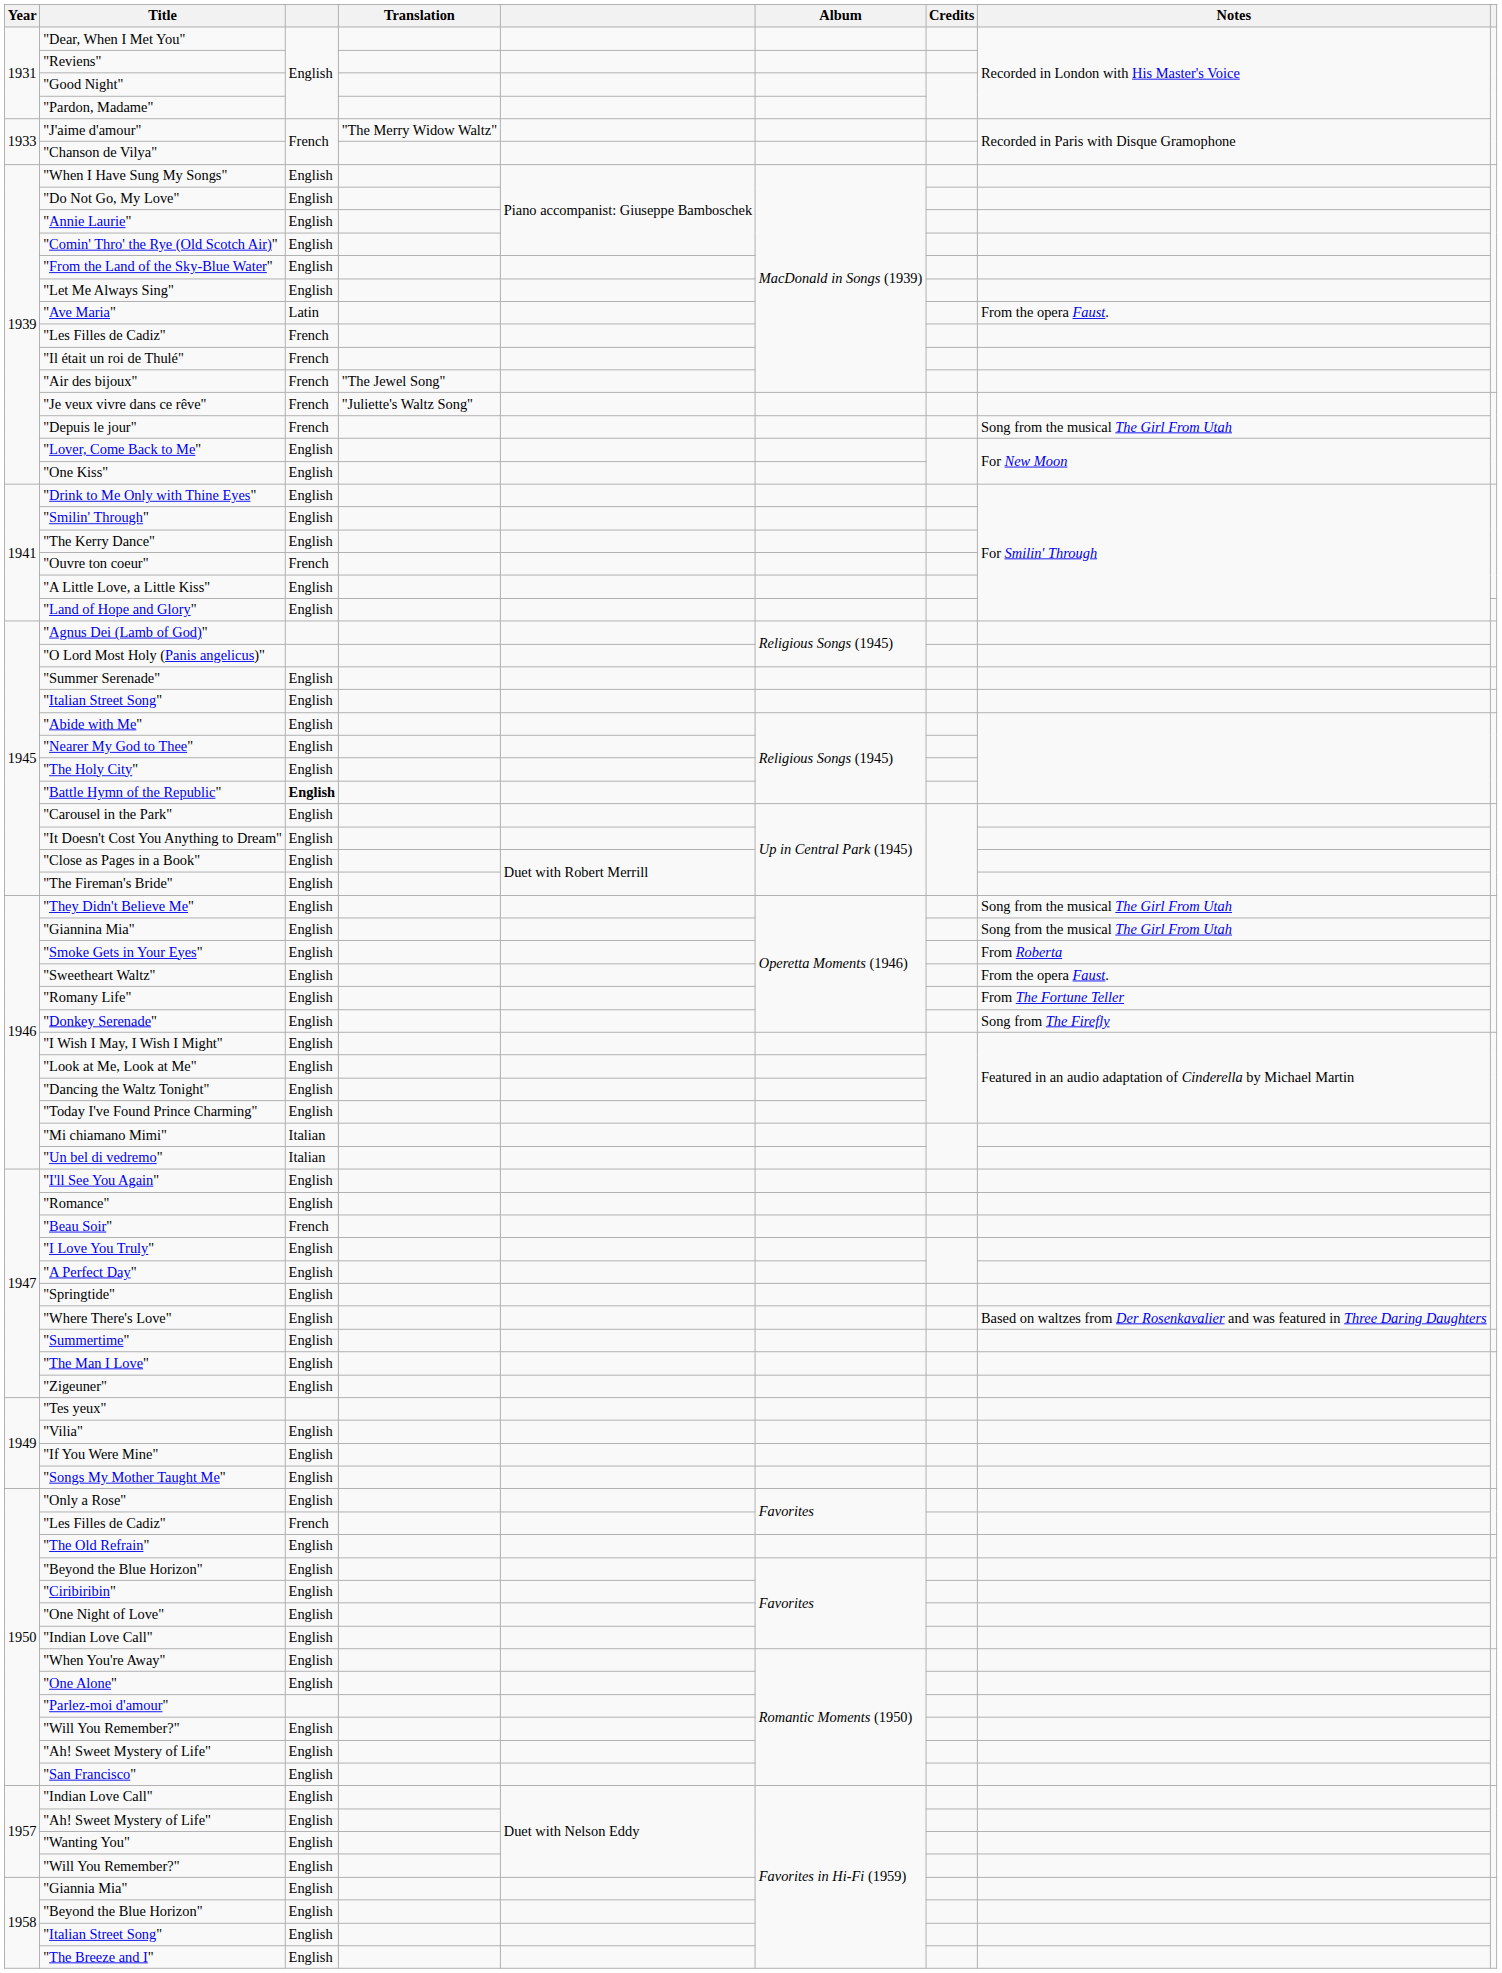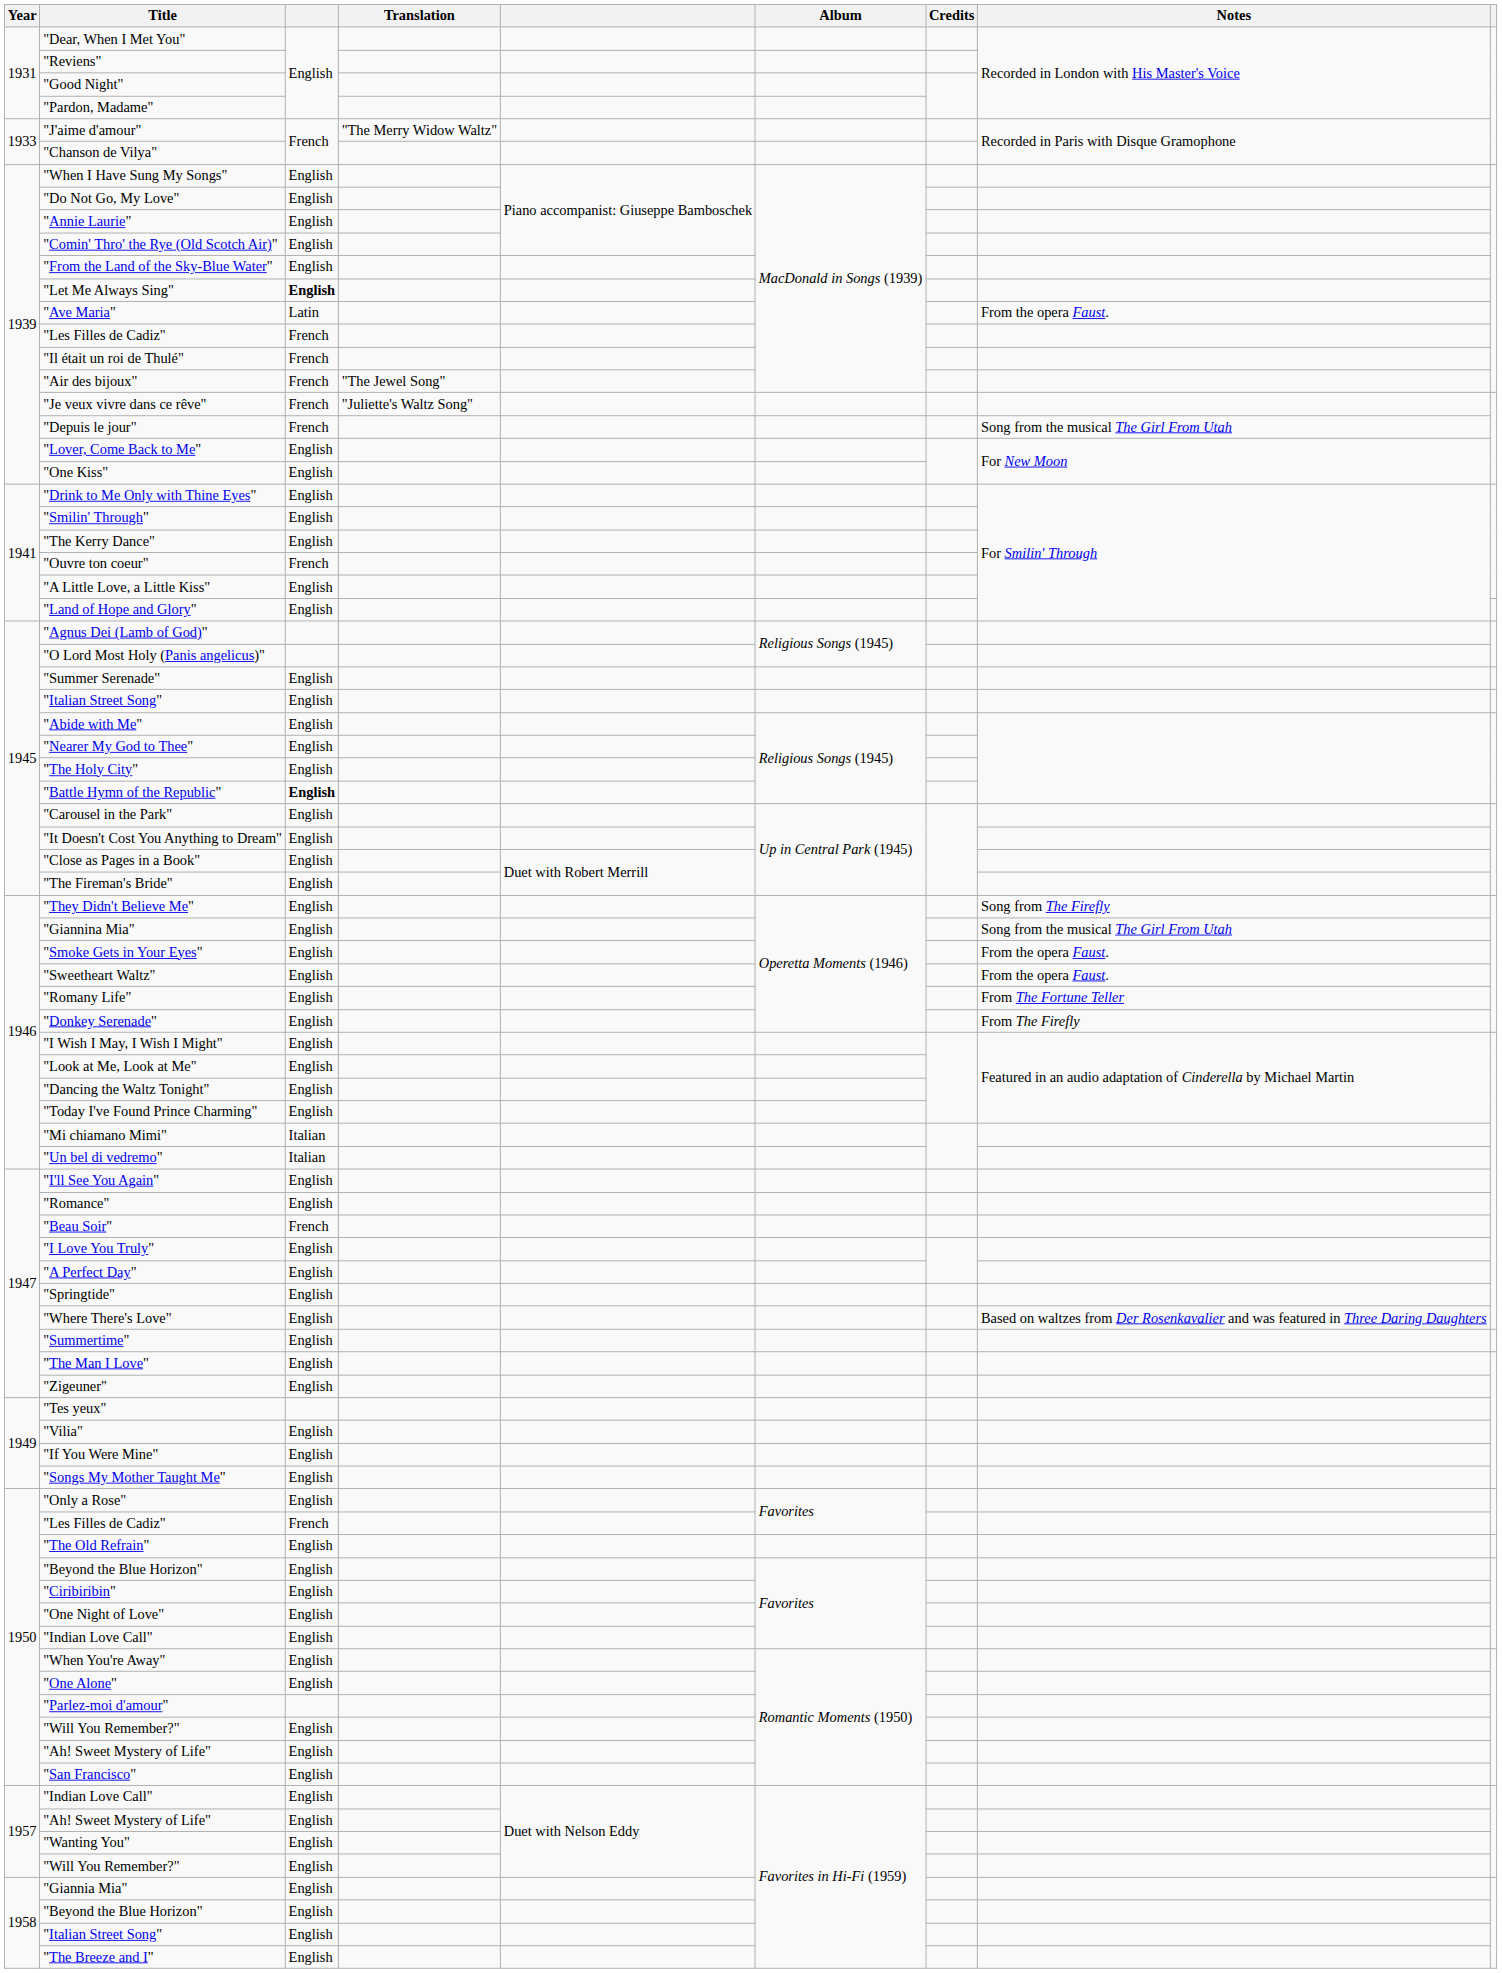(311, 289) normal -> (312, 289) bold
(1106, 906) Song from the musical The Girl From Utah -> (1045, 906) Song from The Firefly
(1022, 952) From Roberta -> (1045, 952) From the opera Faust.
(1045, 1020) Song from The Firefly -> (1030, 1020) From The Firefly
